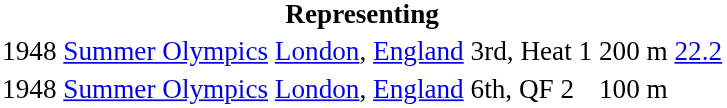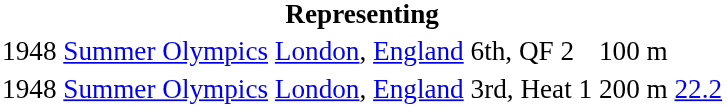rows swapped: (522, 88) <-> (531, 51)
